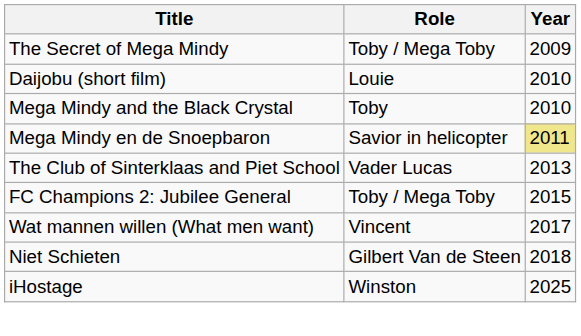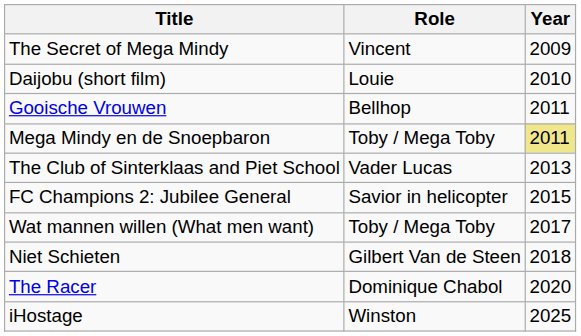(422, 49) Toby / Mega Toby -> (379, 49) Vincent
- row: (151, 108)
+ row: (88, 108)
(428, 138) Savior in helicopter -> (422, 138) Toby / Mega Toby
(422, 197) Toby / Mega Toby -> (428, 197) Savior in helicopter
(379, 227) Vincent -> (422, 227) Toby / Mega Toby
+ row: (53, 286)
